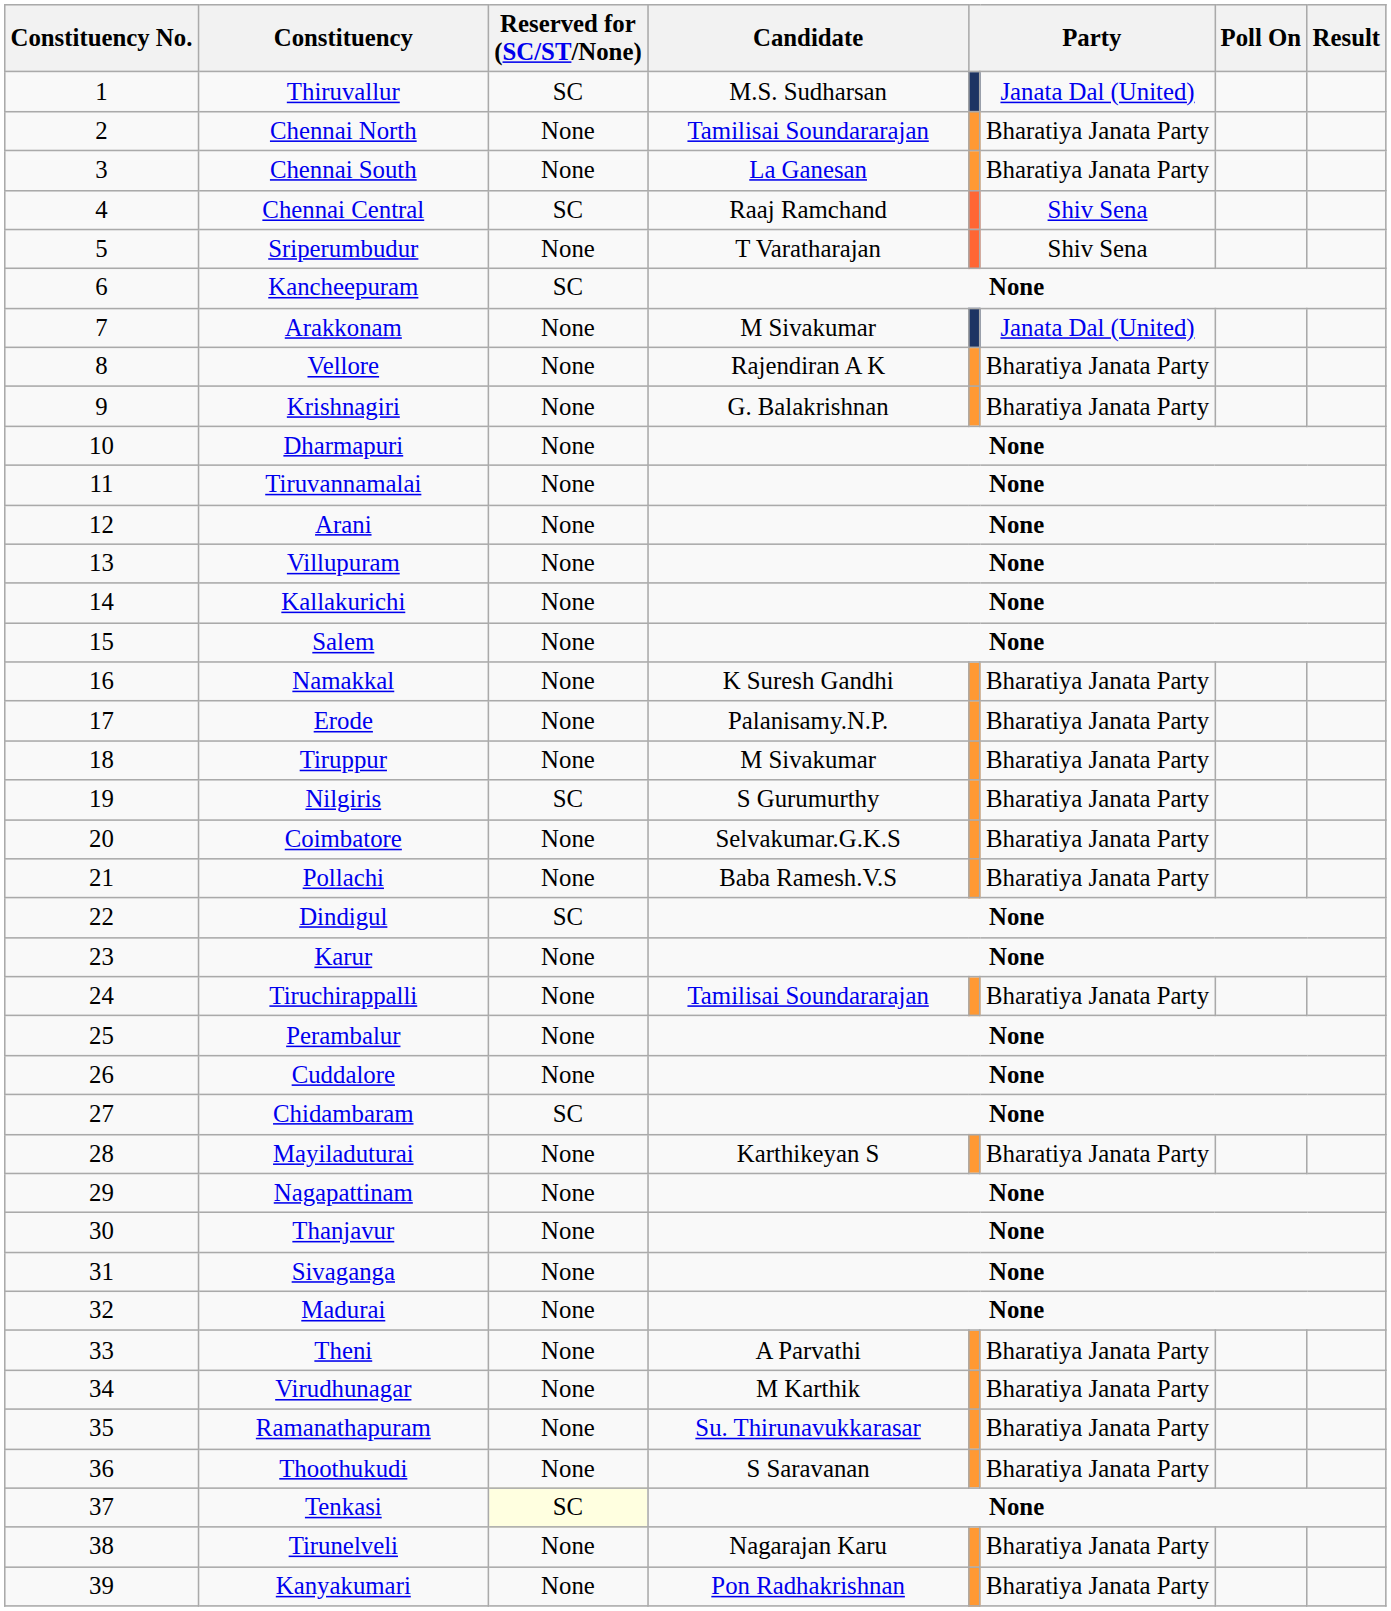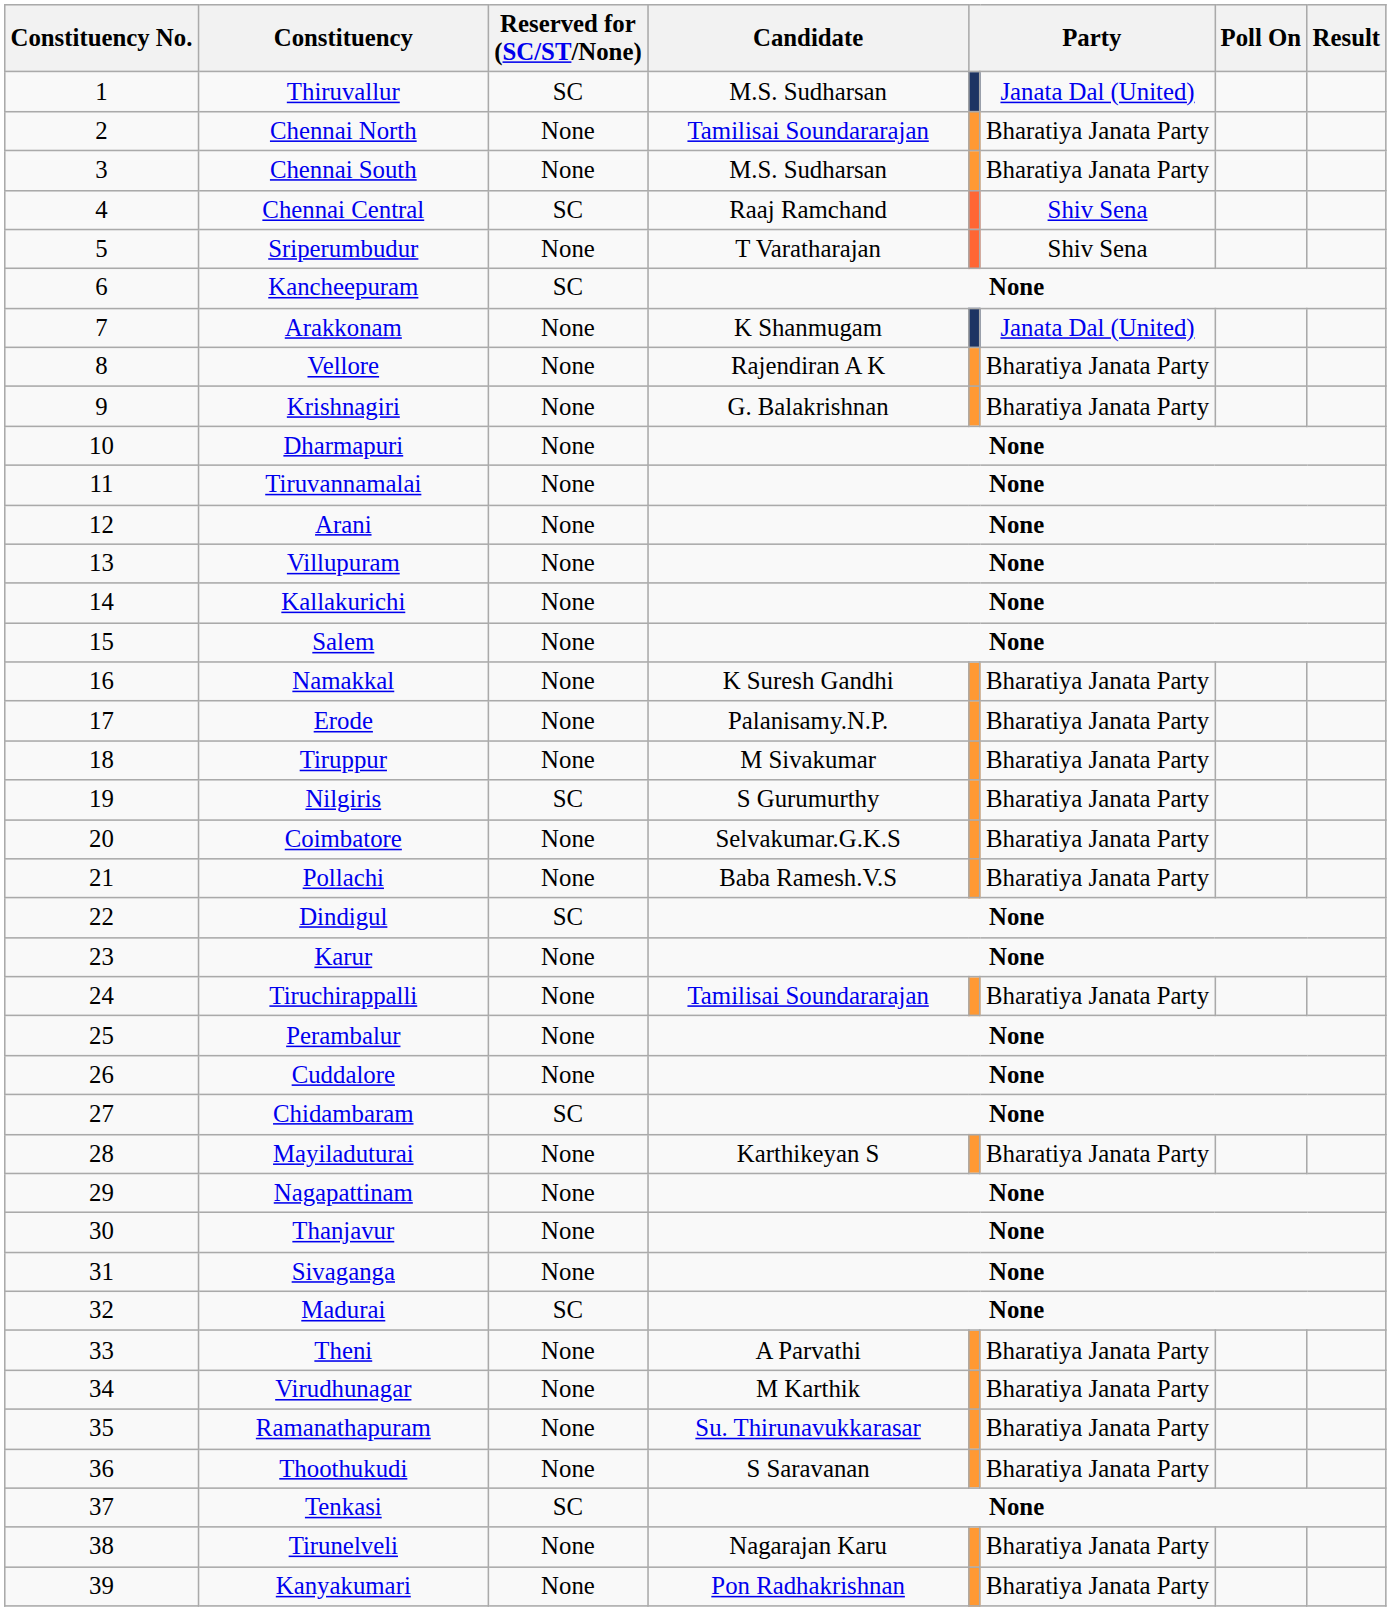(808, 170) La Ganesan -> (808, 170) M.S. Sudharsan
(808, 327) M Sivakumar -> (808, 327) K Shanmugam
(568, 1310) None -> (568, 1310) SC
(568, 1507) lightyellow background -> (568, 1507) no background
